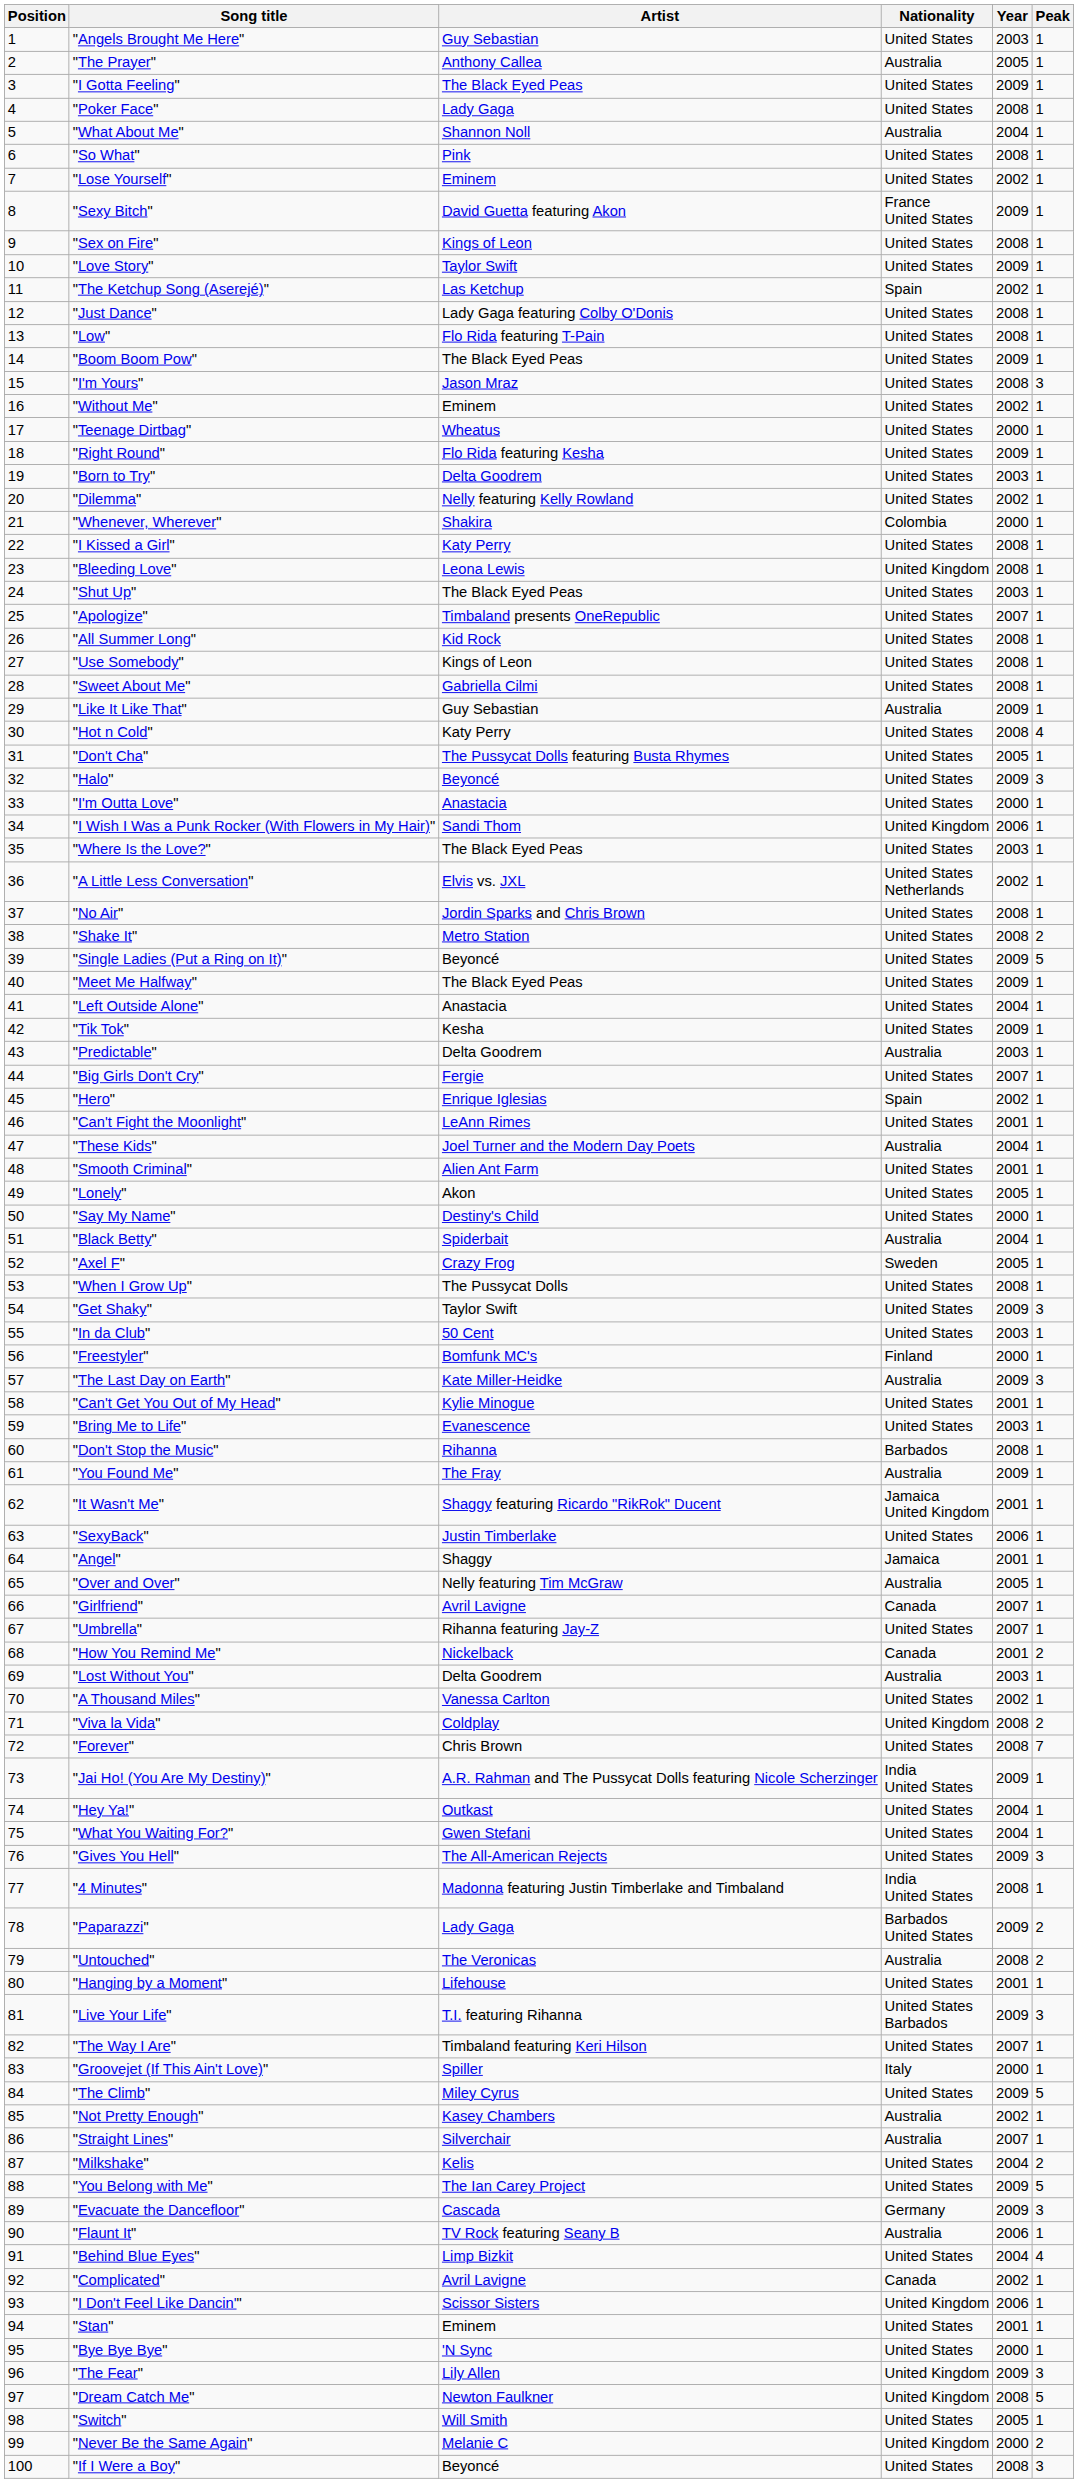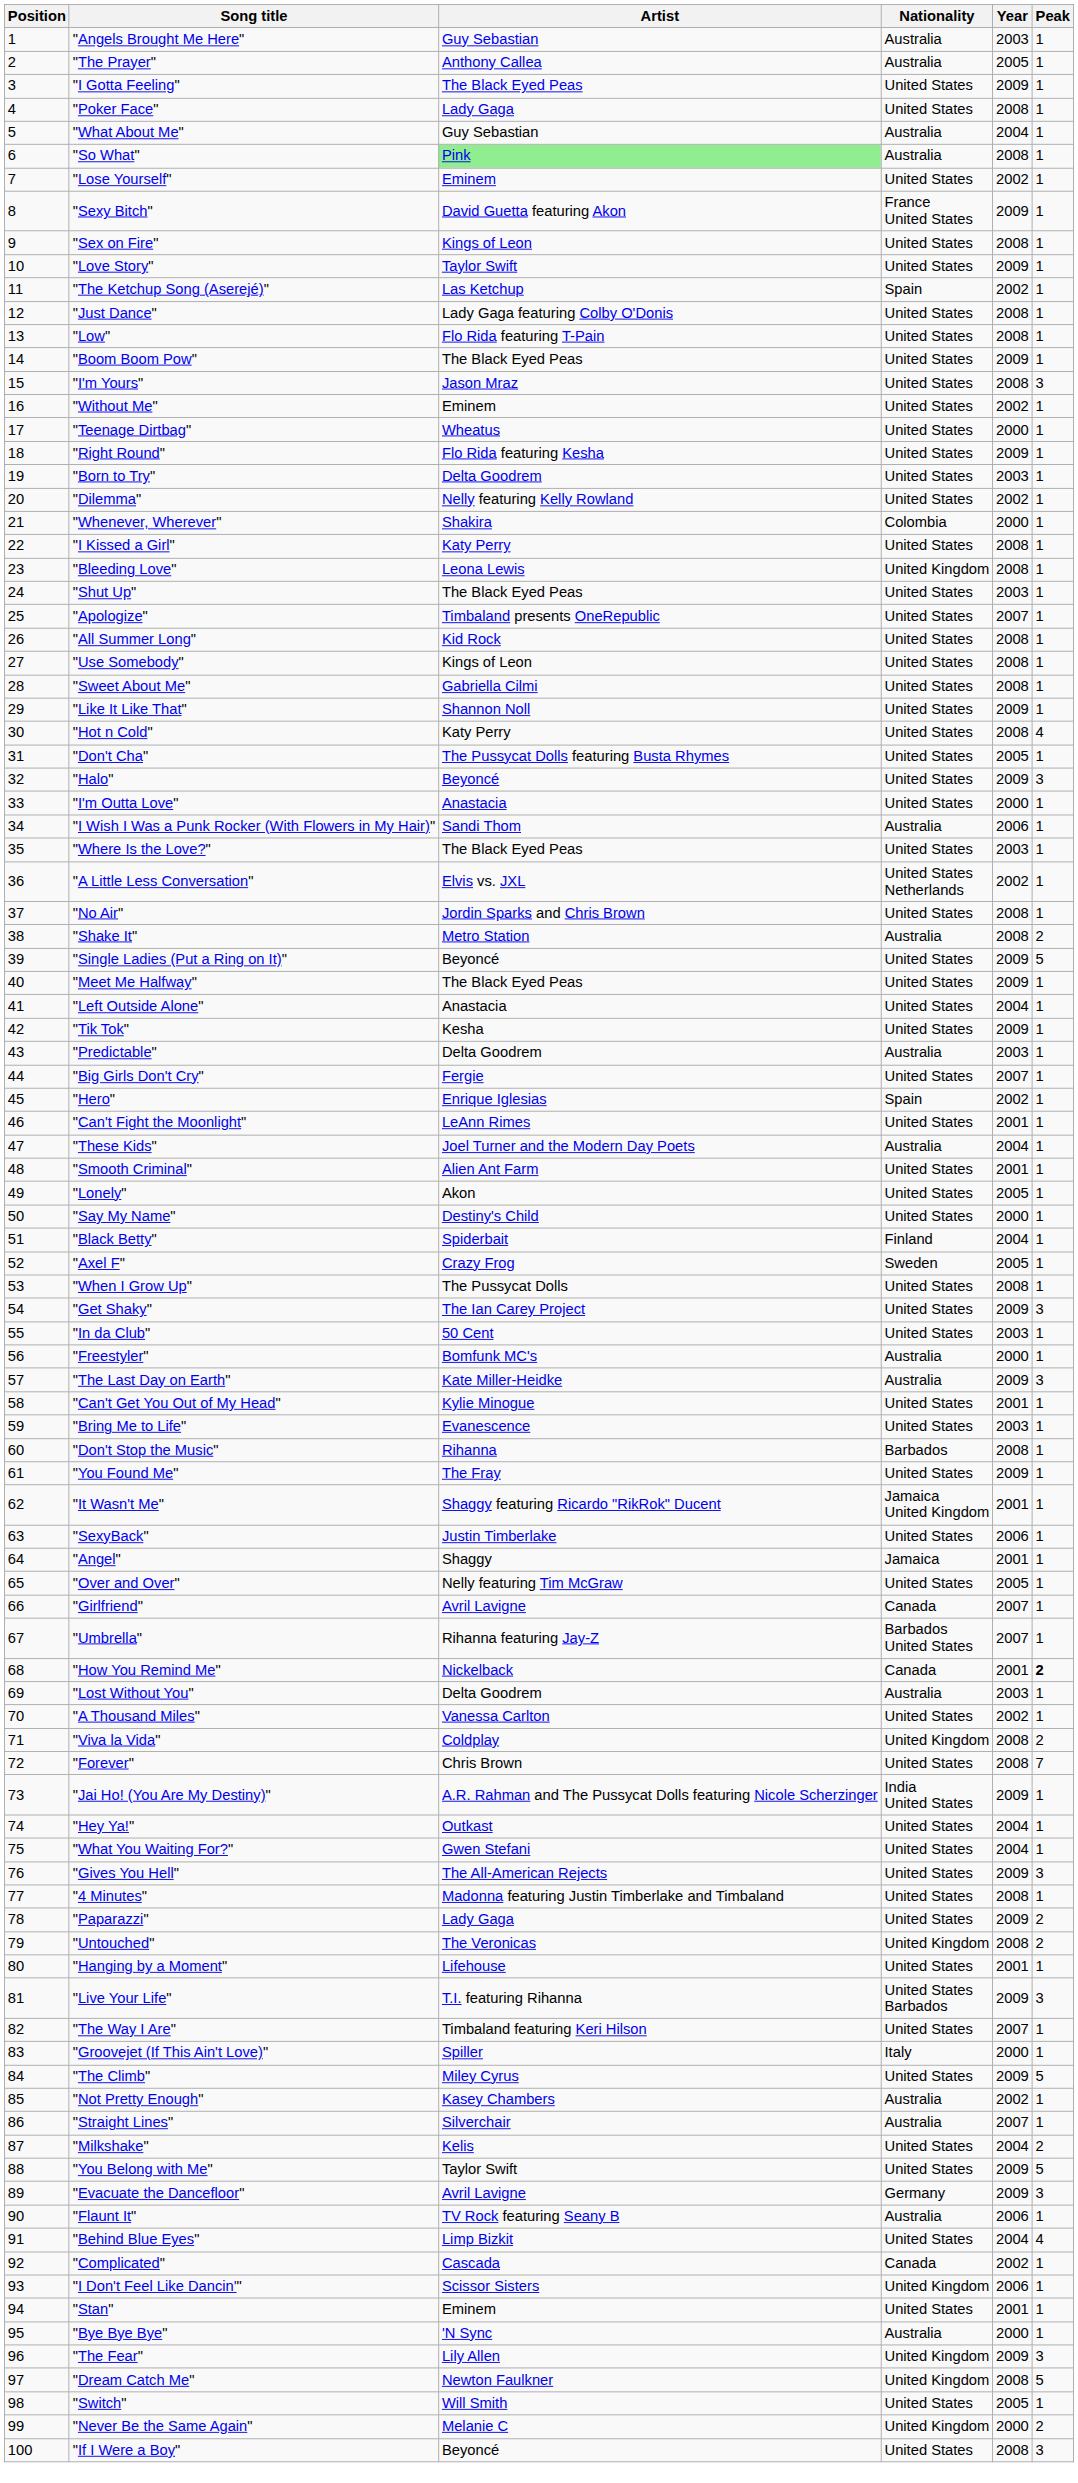(929, 39) United States -> (913, 39) Australia
(486, 132) Shannon Noll -> (490, 132) Guy Sebastian
(456, 156) no background -> (456, 156) lightgreen background
(929, 156) United States -> (913, 156) Australia
(490, 709) Guy Sebastian -> (486, 709) Shannon Noll
(913, 709) Australia -> (929, 709) United States
(937, 826) United Kingdom -> (913, 826) Australia
(929, 936) United States -> (913, 936) Australia
(913, 1239) Australia -> (909, 1239) Finland
(480, 1309) Taylor Swift -> (514, 1309) The Ian Carey Project
(909, 1356) Finland -> (913, 1356) Australia
(913, 1473) Australia -> (929, 1473) United States
(913, 1583) Australia -> (929, 1583) United States
(929, 1629) United States -> (929, 1638) Barbados United States
(1040, 1653) normal -> (1040, 1669) bold
(929, 1888) India United States -> (929, 1896) United States
(929, 1928) Barbados United States -> (929, 1919) United States
(913, 1959) Australia -> (937, 1943) United Kingdom
(514, 2186) The Ian Carey Project -> (480, 2169) Taylor Swift
(471, 2209) Cascada -> (484, 2193) Avril Lavigne
(484, 2279) Avril Lavigne -> (471, 2263) Cascada
(929, 2349) United States -> (913, 2333) Australia
